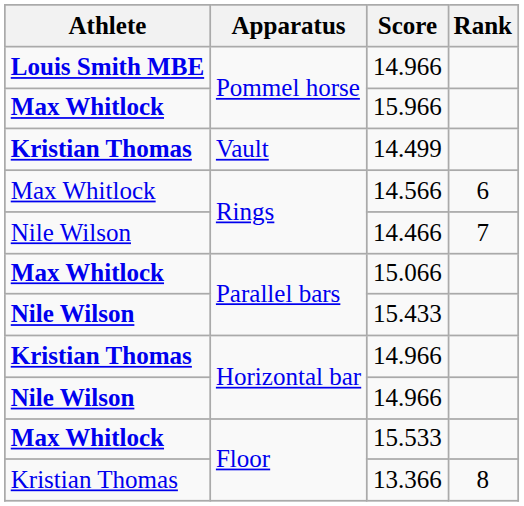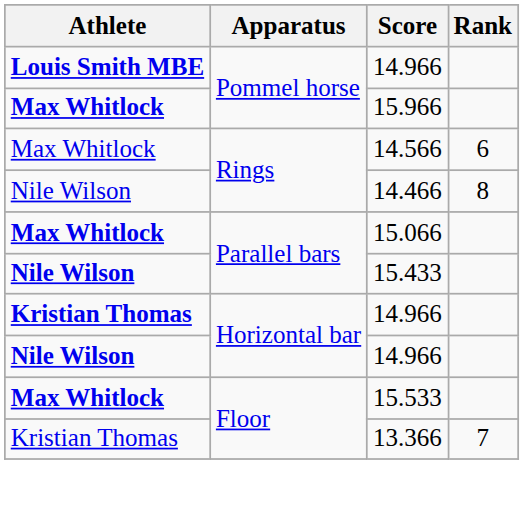- row: (101, 149)
(483, 232) 7 -> (483, 190) 8
(483, 480) 8 -> (483, 438) 7
